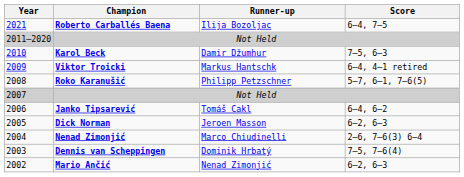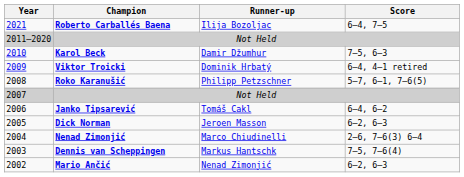(239, 67) Markus Hantschk -> (236, 67) Dominik Hrbatý
(236, 151) Dominik Hrbatý -> (239, 151) Markus Hantschk
